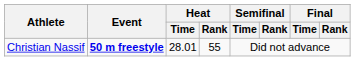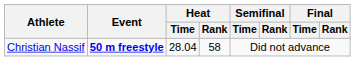(183, 48) 28.01 -> (183, 48) 28.04
(215, 48) 55 -> (215, 48) 58
